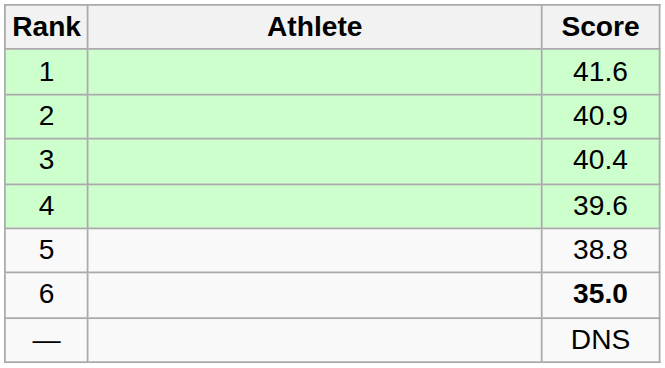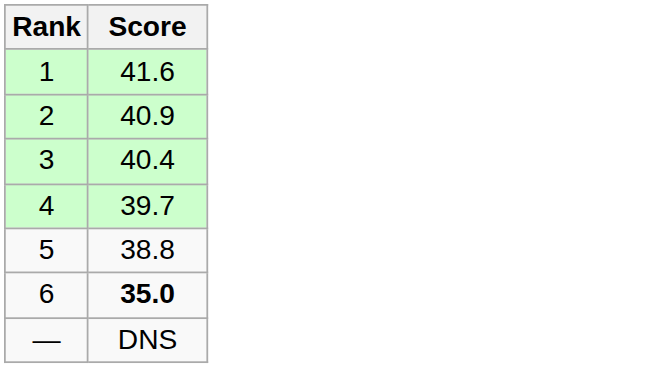- column: (315, 26)
(601, 205) 39.6 -> (148, 205) 39.7
